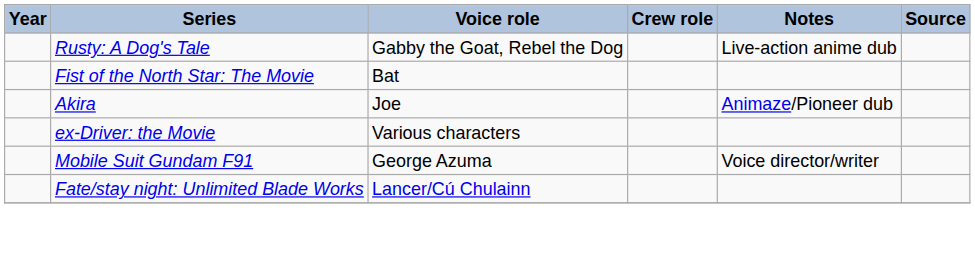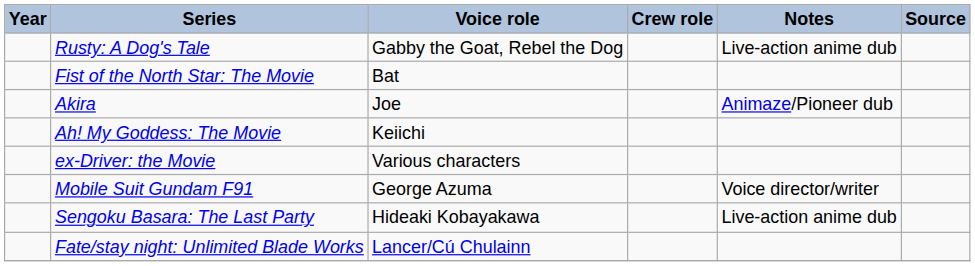+ row: (168, 133)
+ row: (184, 218)
